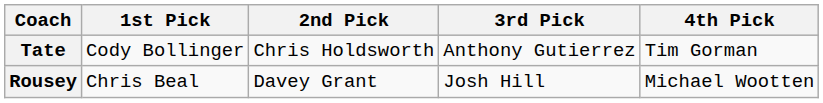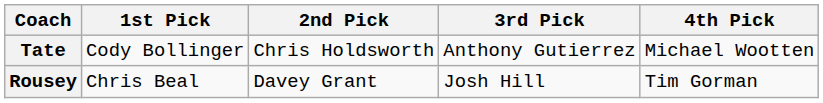(701, 51) Tim Gorman -> (729, 51) Michael Wootten
(729, 82) Michael Wootten -> (701, 82) Tim Gorman
